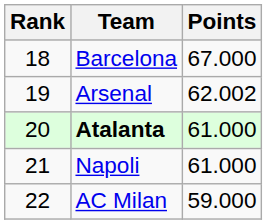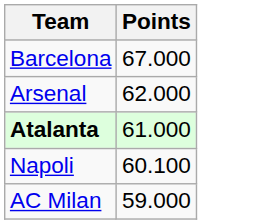- column: (37, 22)
(222, 93) 62.002 -> (156, 93) 62.000
(222, 165) 61.000 -> (156, 165) 60.100
